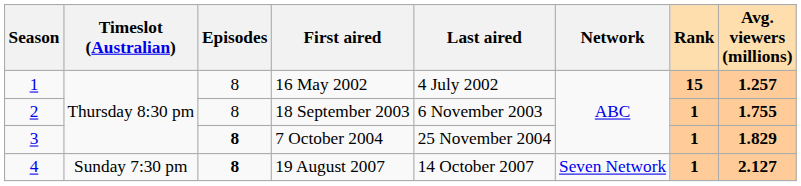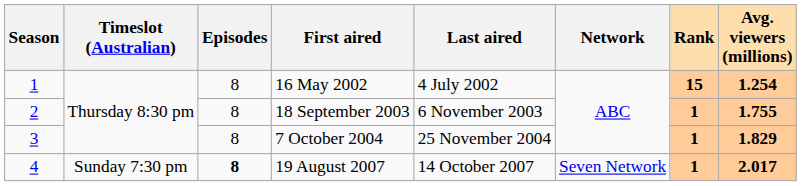(757, 84) 1.257 -> (757, 84) 1.254
(235, 139) bold -> (235, 139) normal
(757, 166) 2.127 -> (757, 166) 2.017
